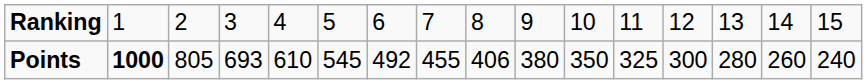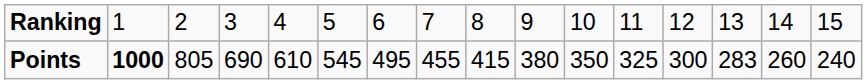(243, 59) 693 -> (243, 59) 690
(392, 59) 492 -> (392, 59) 495
(490, 59) 406 -> (490, 59) 415
(738, 59) 280 -> (738, 59) 283
